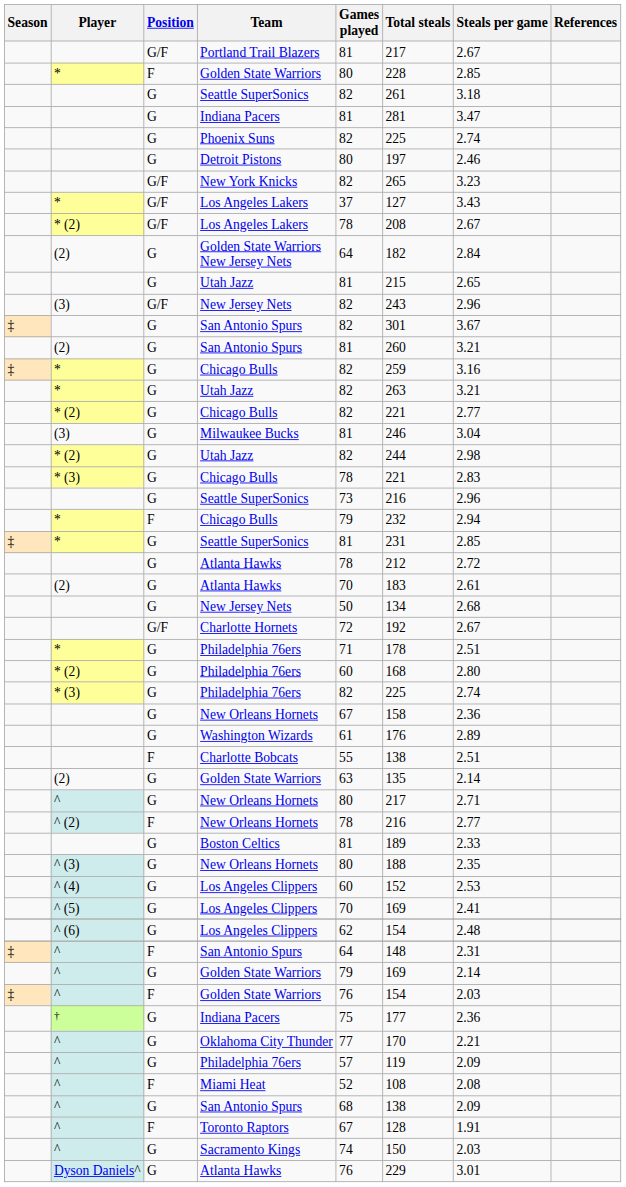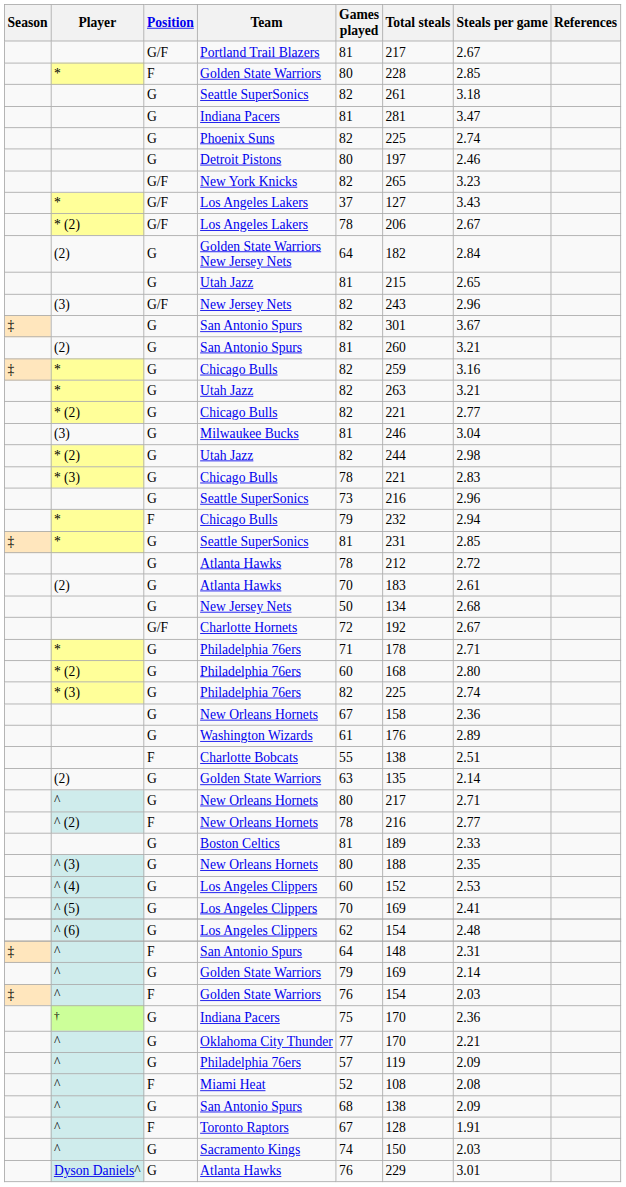(396, 224) 208 -> (396, 224) 206
(468, 649) 2.51 -> (468, 649) 2.71
(396, 1018) 177 -> (396, 1018) 170
